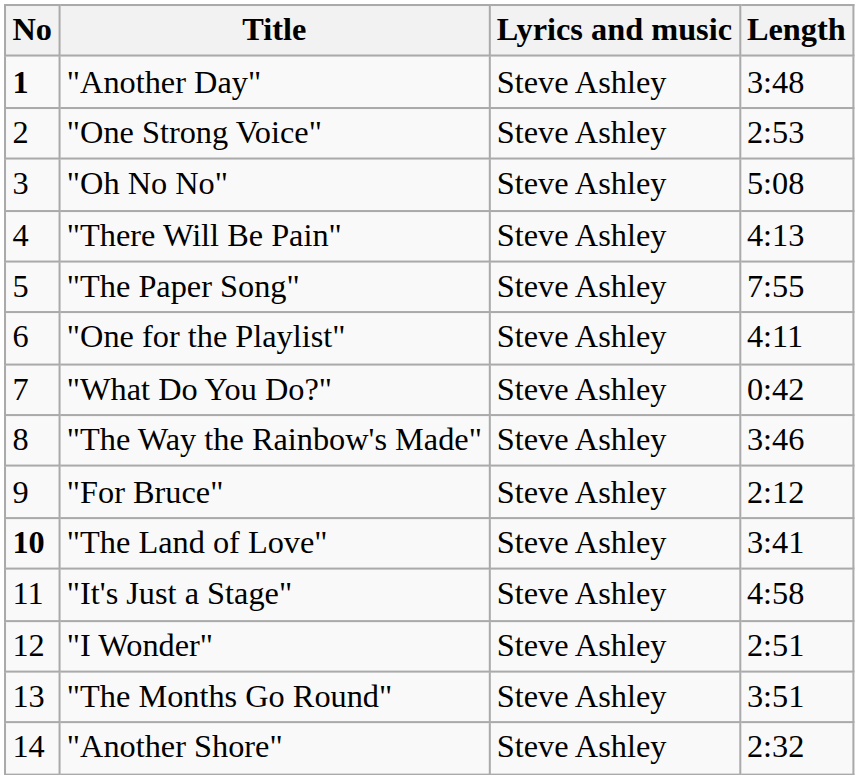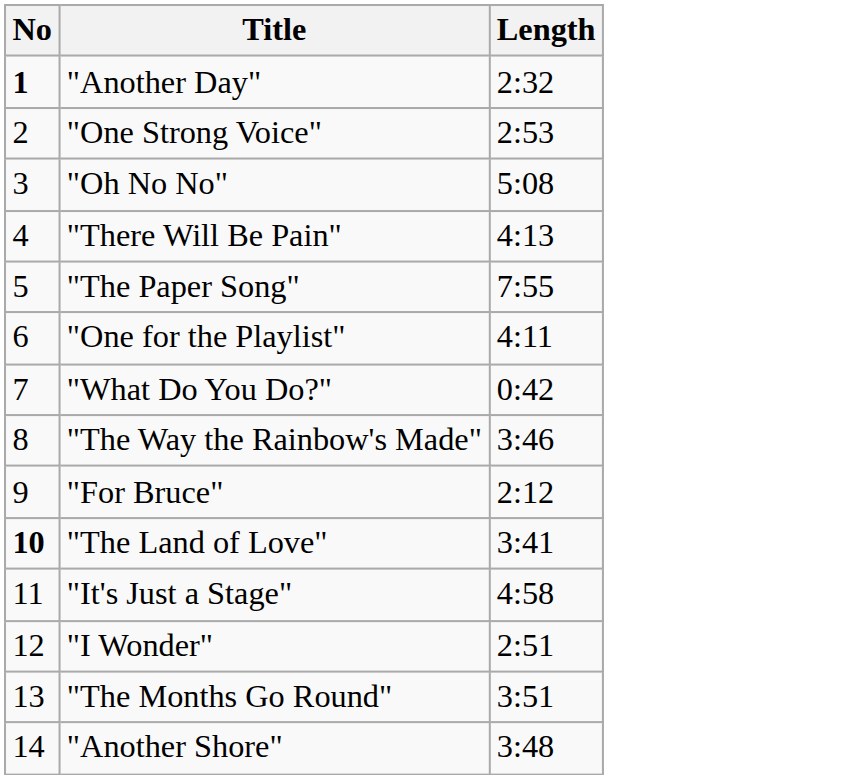- column: (614, 30)
(776, 81) 3:48 -> (525, 81) 2:32
(776, 747) 2:32 -> (525, 747) 3:48
